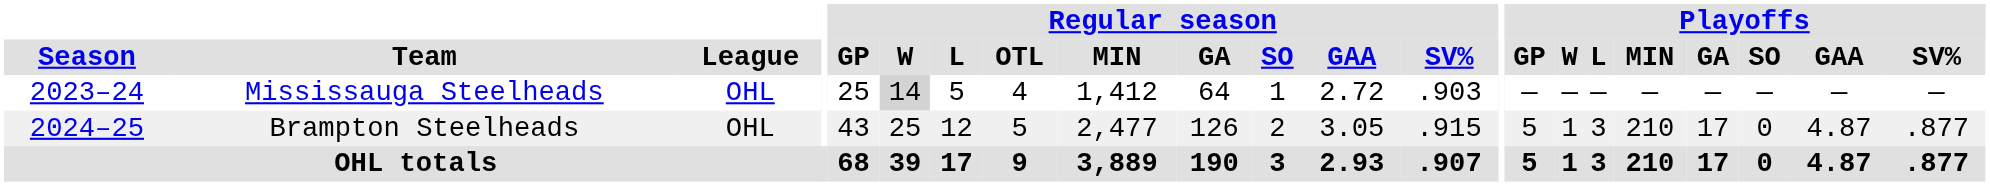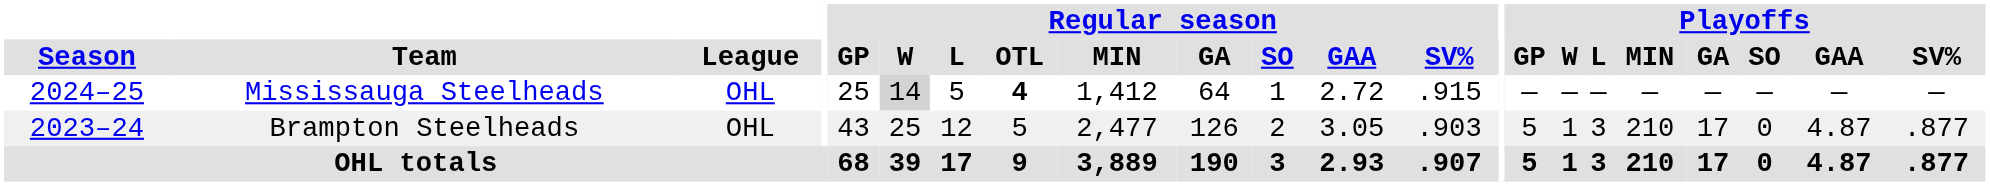(87, 93) 2023–24 -> (87, 93) 2024–25
(1020, 93) normal -> (1020, 93) bold
(1449, 93) .903 -> (1449, 93) .915
(87, 128) 2024–25 -> (87, 128) 2023–24
(1449, 128) .915 -> (1449, 128) .903
